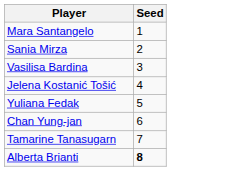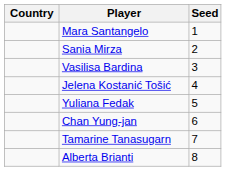+ column: (32, 13)
(140, 157) bold -> (195, 157) normal
